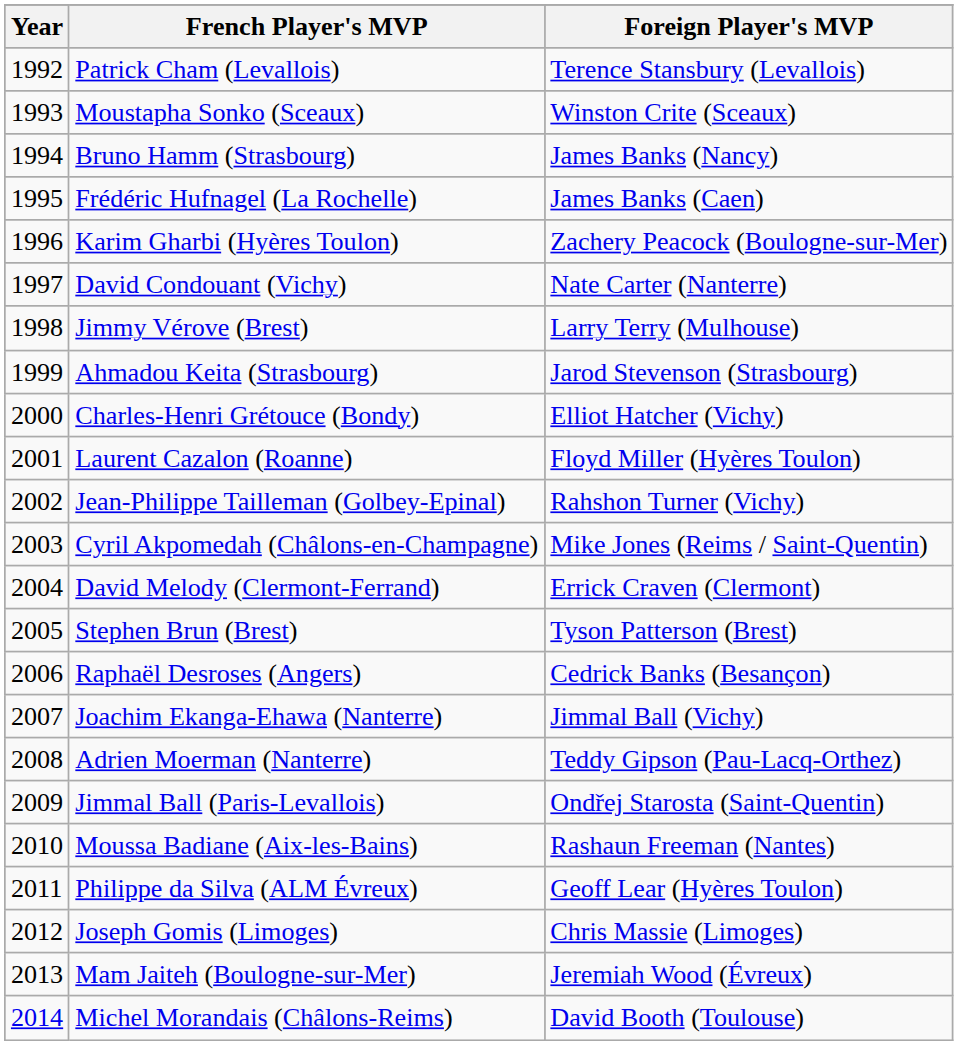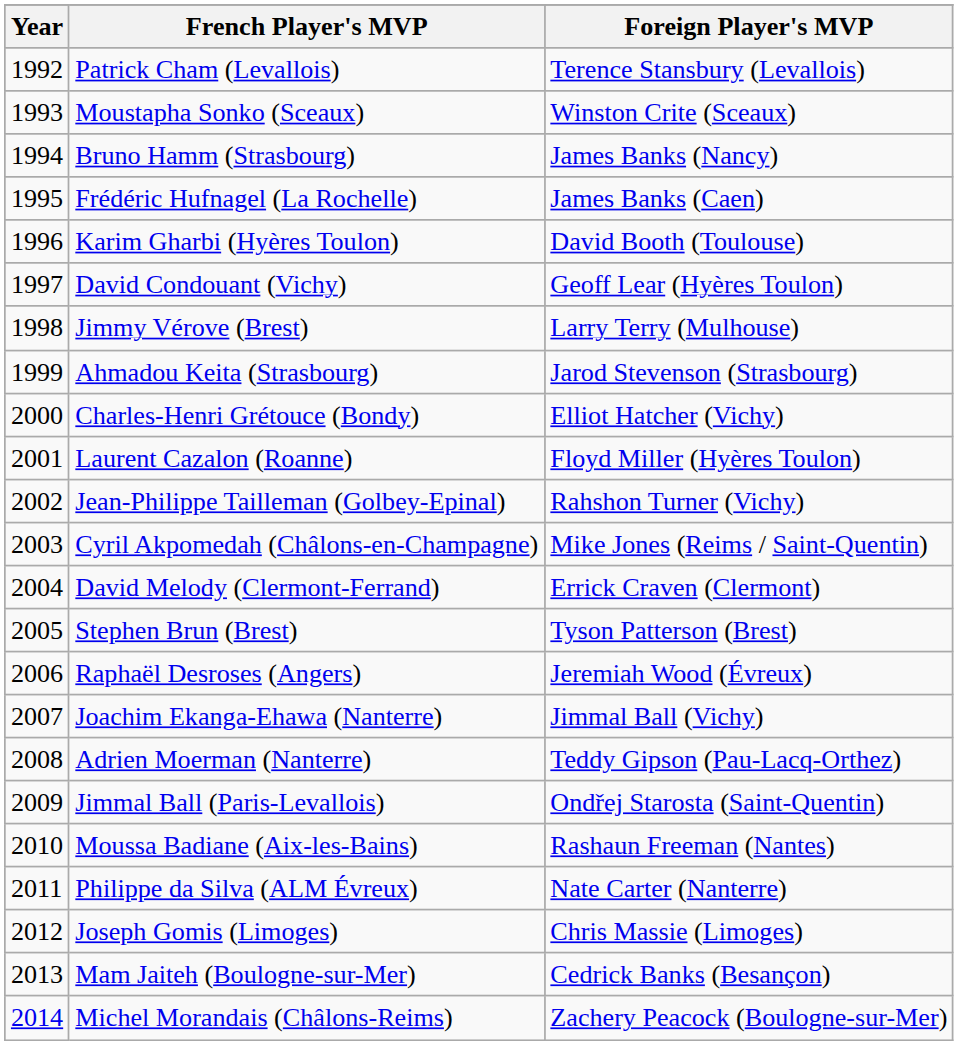(749, 241) Zachery Peacock (Boulogne-sur-Mer) -> (677, 241) David Booth (Toulouse)
(669, 284) Nate Carter (Nanterre) -> (697, 284) Geoff Lear (Hyères Toulon)
(690, 672) Cedrick Banks (Besançon) -> (681, 672) Jeremiah Wood (Évreux)
(697, 888) Geoff Lear (Hyères Toulon) -> (669, 888) Nate Carter (Nanterre)
(681, 974) Jeremiah Wood (Évreux) -> (690, 974) Cedrick Banks (Besançon)
(677, 1017) David Booth (Toulouse) -> (749, 1017) Zachery Peacock (Boulogne-sur-Mer)
